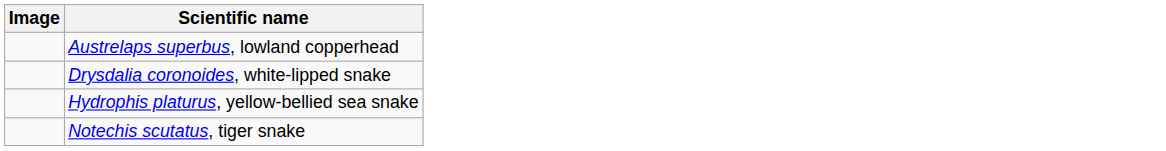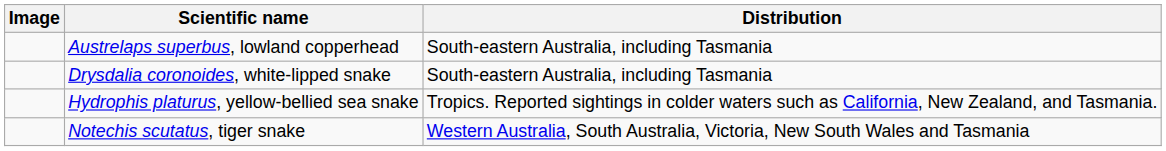+ column: (792, 18)
